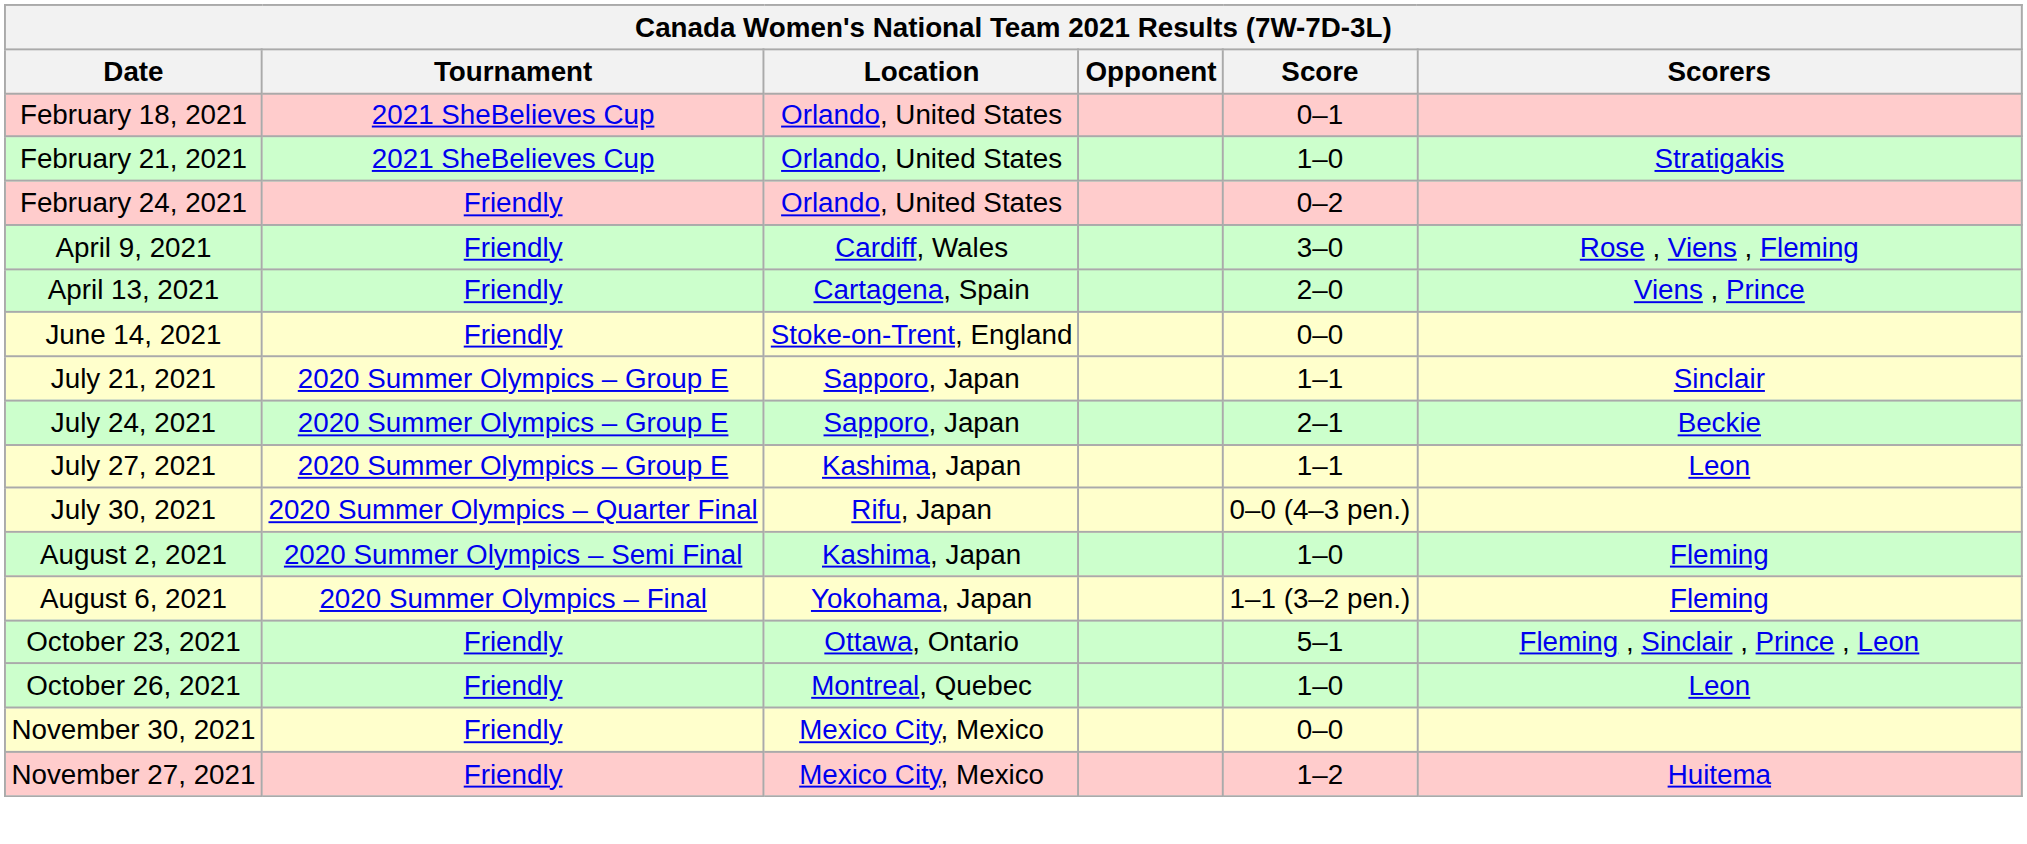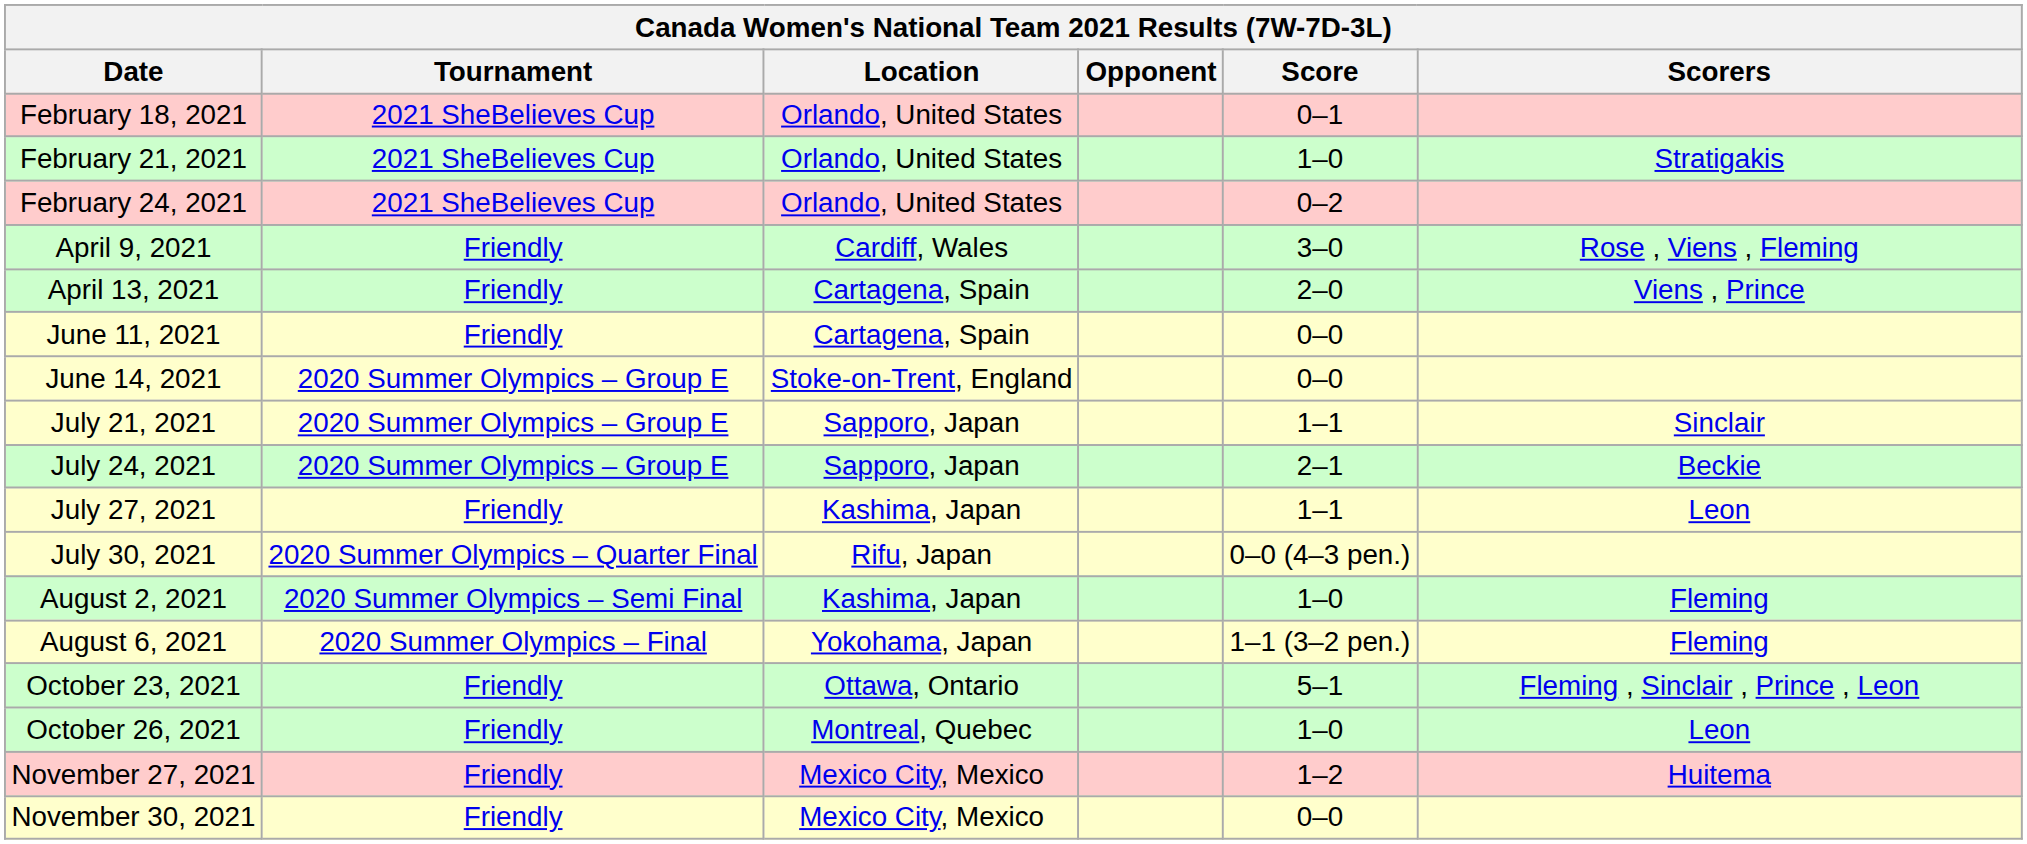(513, 203) Friendly -> (513, 203) 2021 SheBelieves Cup
+ row: (133, 335)
(513, 335) Friendly -> (513, 379) 2020 Summer Olympics – Group E
(513, 466) 2020 Summer Olympics – Group E -> (513, 510) Friendly
rows swapped: (133, 774) <-> (133, 730)
